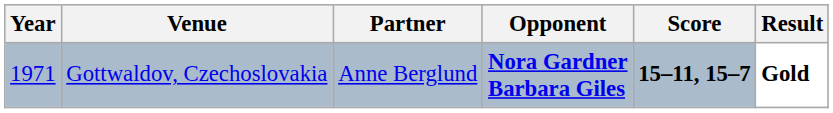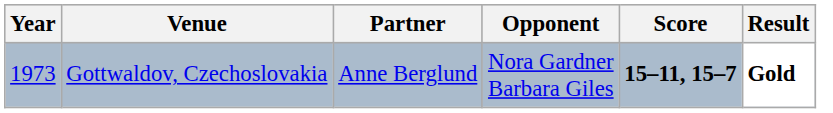(33, 74) 1971 -> (33, 74) 1973
(558, 74) bold -> (551, 74) normal
